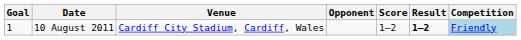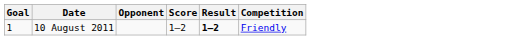- column: (221, 12)
(474, 28) lightblue background -> (263, 28) no background
